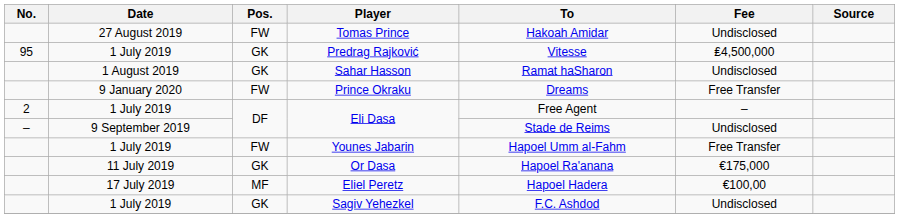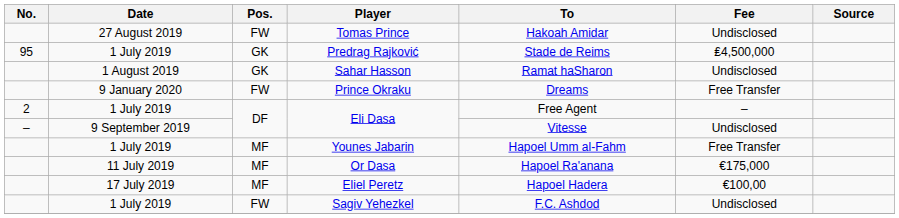(567, 52) Vitesse -> (567, 52) Stade de Reims
(567, 128) Stade de Reims -> (567, 128) Vitesse
(260, 147) FW -> (260, 147) MF
(260, 166) GK -> (260, 166) MF
(260, 204) GK -> (260, 204) FW
